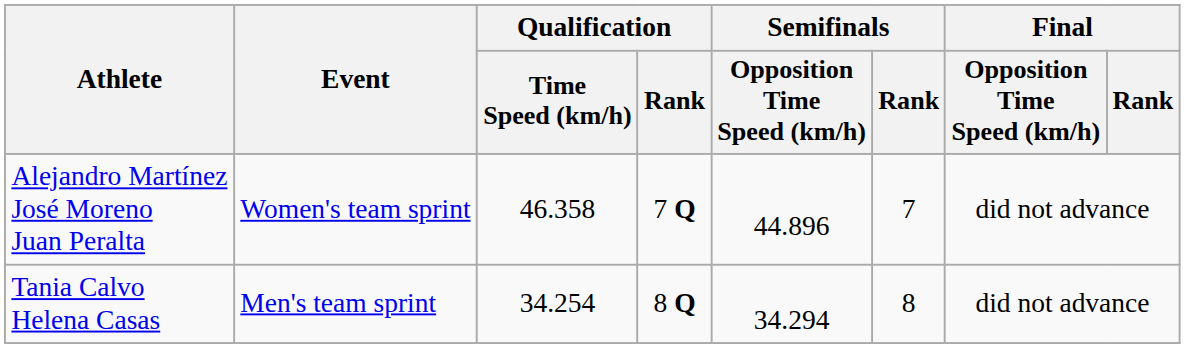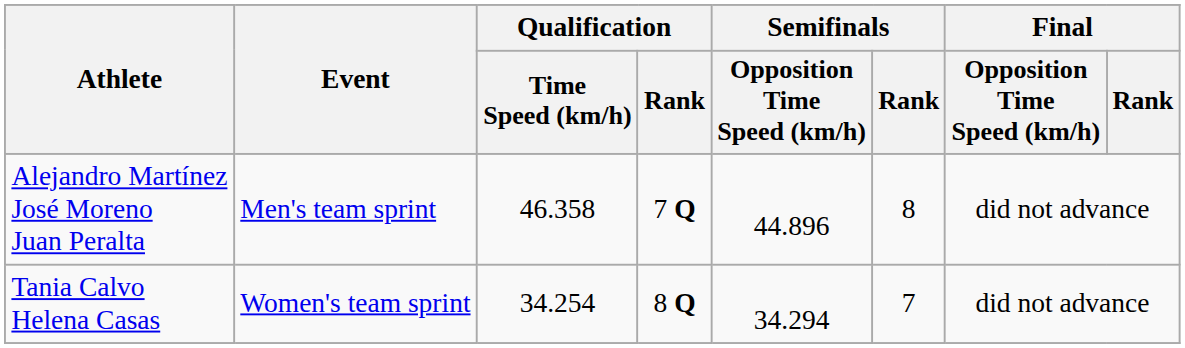(355, 209) Women's team sprint -> (338, 209) Men's team sprint
(909, 209) 7 -> (909, 209) 8
(338, 303) Men's team sprint -> (355, 303) Women's team sprint
(909, 303) 8 -> (909, 303) 7
